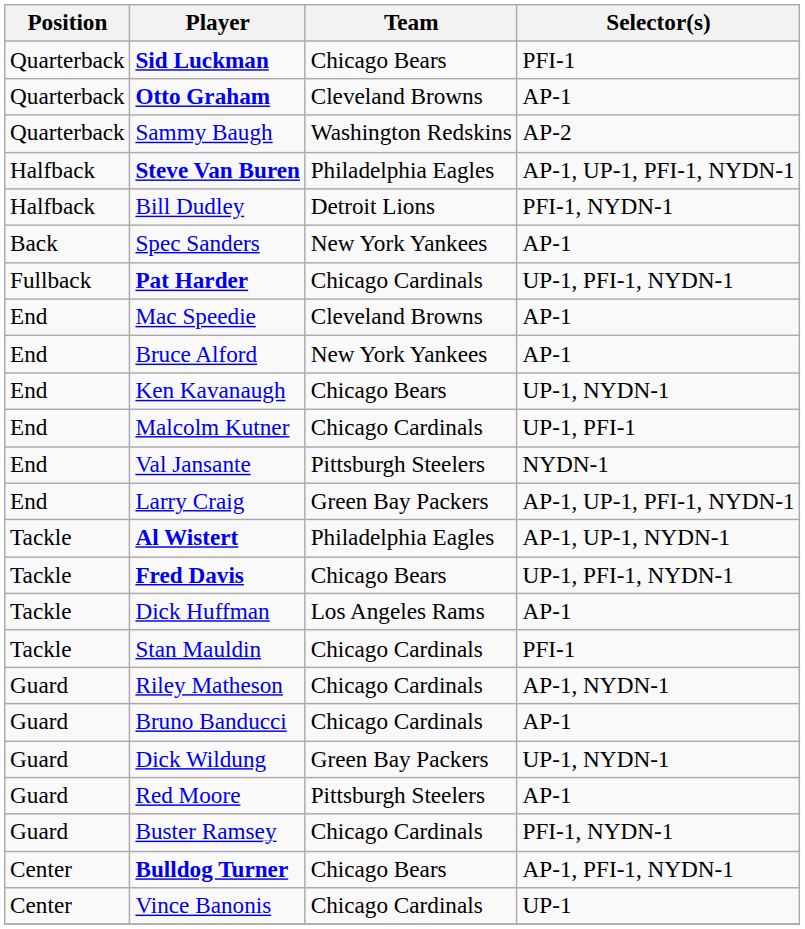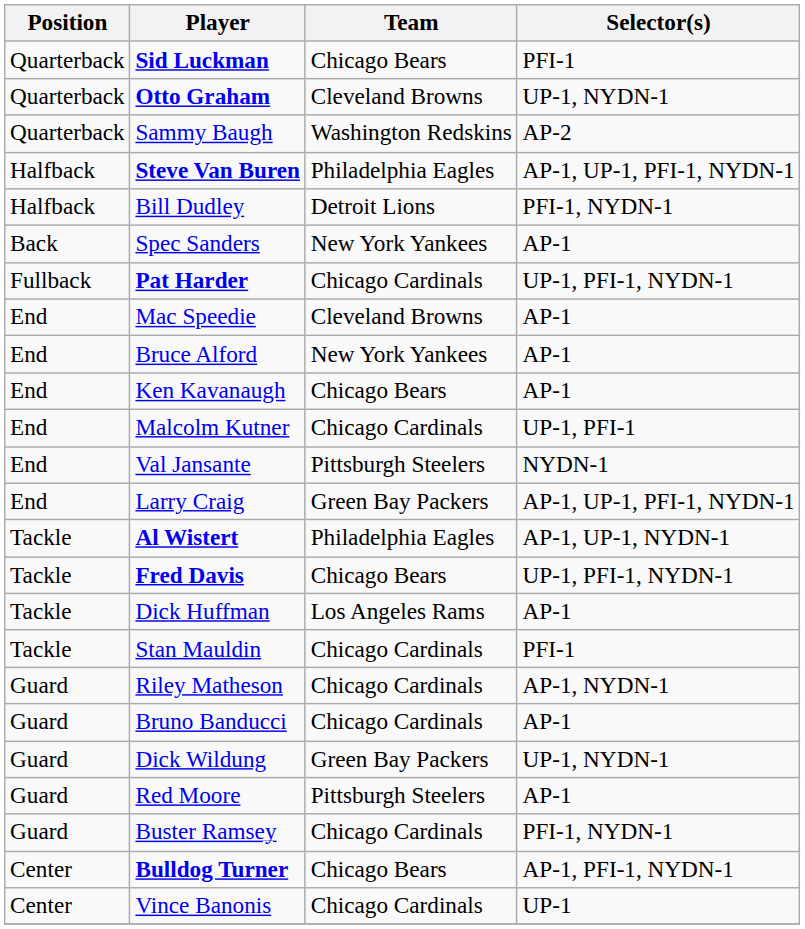(547, 96) AP-1 -> (596, 96) UP-1, NYDN-1
(596, 390) UP-1, NYDN-1 -> (547, 390) AP-1
